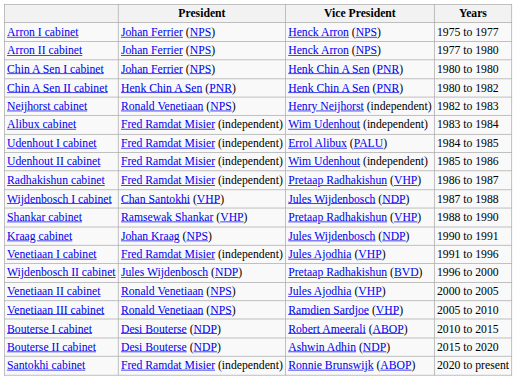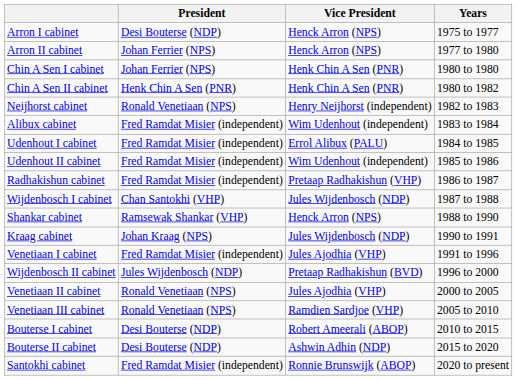(168, 32) Johan Ferrier (NPS) -> (171, 32) Desi Bouterse (NDP)
(355, 217) Pretaap Radhakishun (VHP) -> (335, 217) Henck Arron (NPS)
